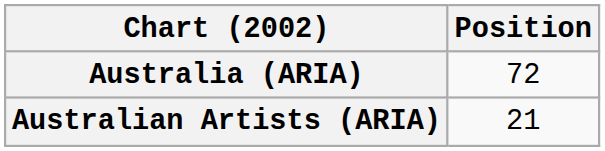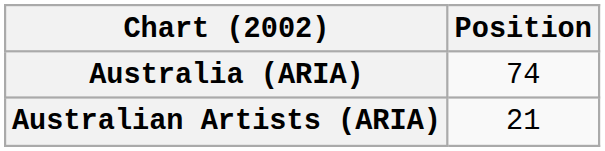(523, 75) 72 -> (523, 75) 74
